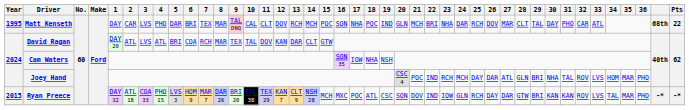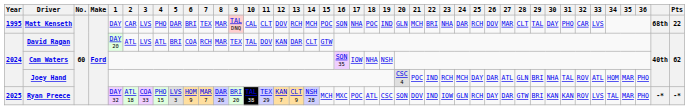(598, 24) ATL -> (598, 24) LVS
(598, 78) LVS -> (598, 78) ATL
(14, 96) 2015 -> (14, 96) 2025
